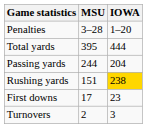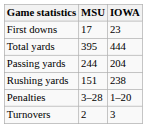rows swapped: (32, 98) <-> (26, 30)
(118, 81) gold background -> (118, 81) no background
